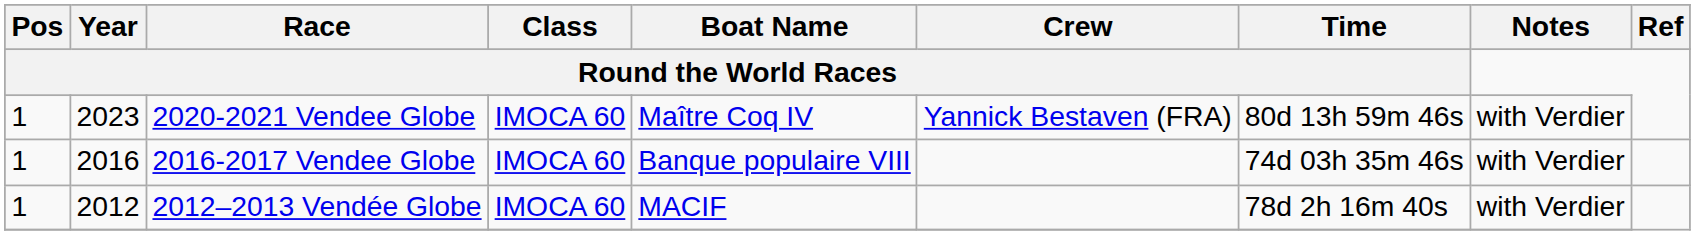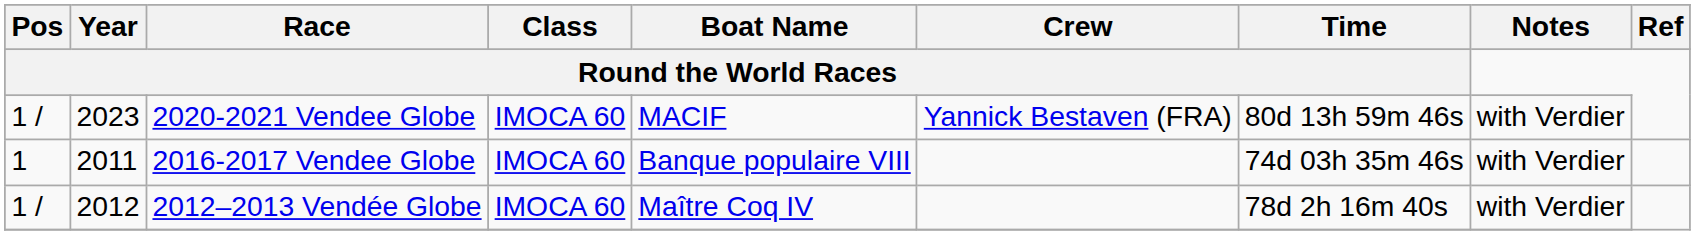(19, 116) 1 -> (27, 116) 1 /
(726, 116) Maître Coq IV -> (682, 116) MACIF
(108, 161) 2016 -> (107, 161) 2011
(19, 206) 1 -> (27, 206) 1 /
(682, 206) MACIF -> (726, 206) Maître Coq IV
